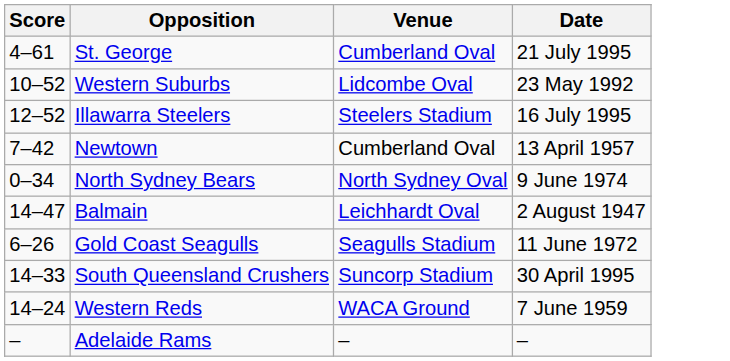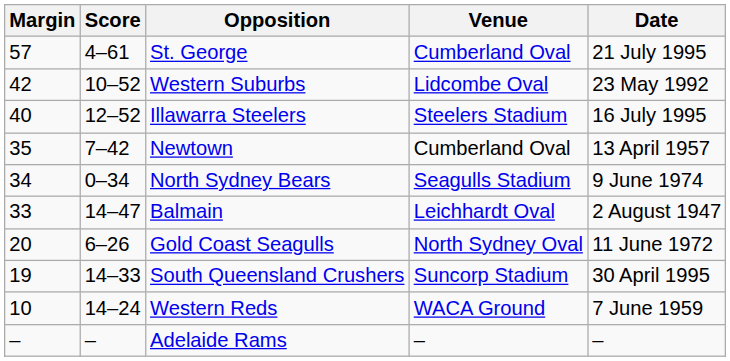+ column: (42, 20)
(423, 180) North Sydney Oval -> (492, 180) Seagulls Stadium
(417, 244) Seagulls Stadium -> (498, 244) North Sydney Oval
